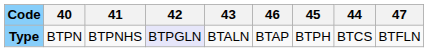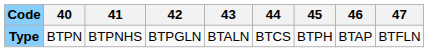columns swapped: (355, 15) <-> (272, 15)
(175, 36) lavender background -> (175, 36) no background
